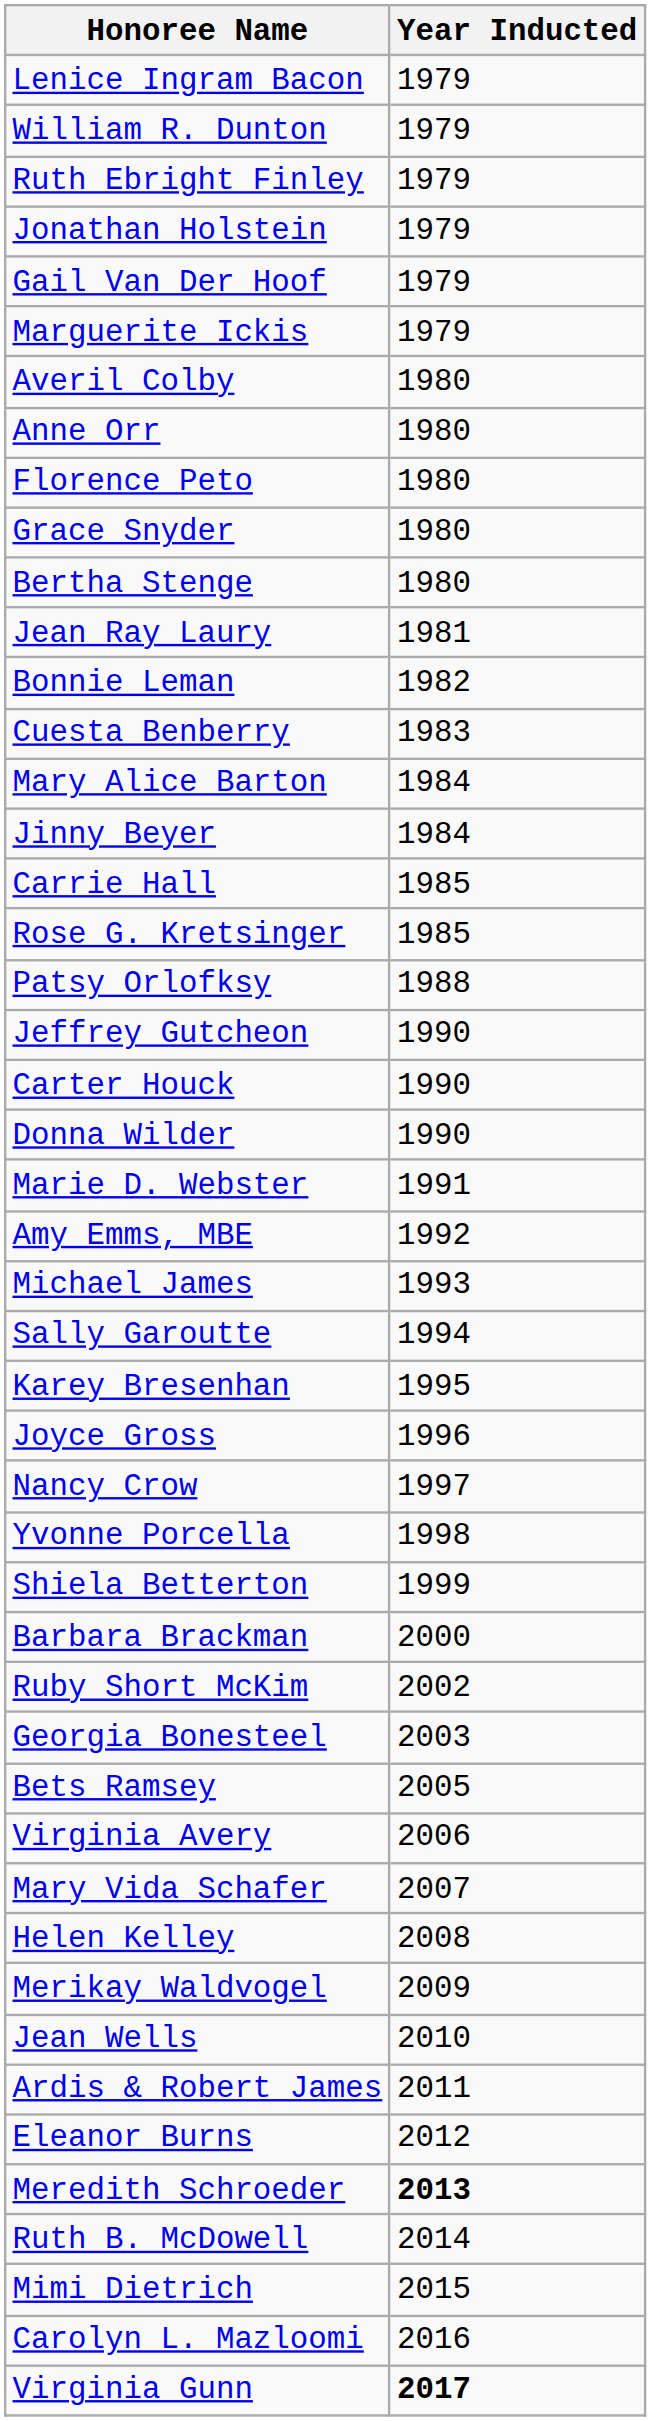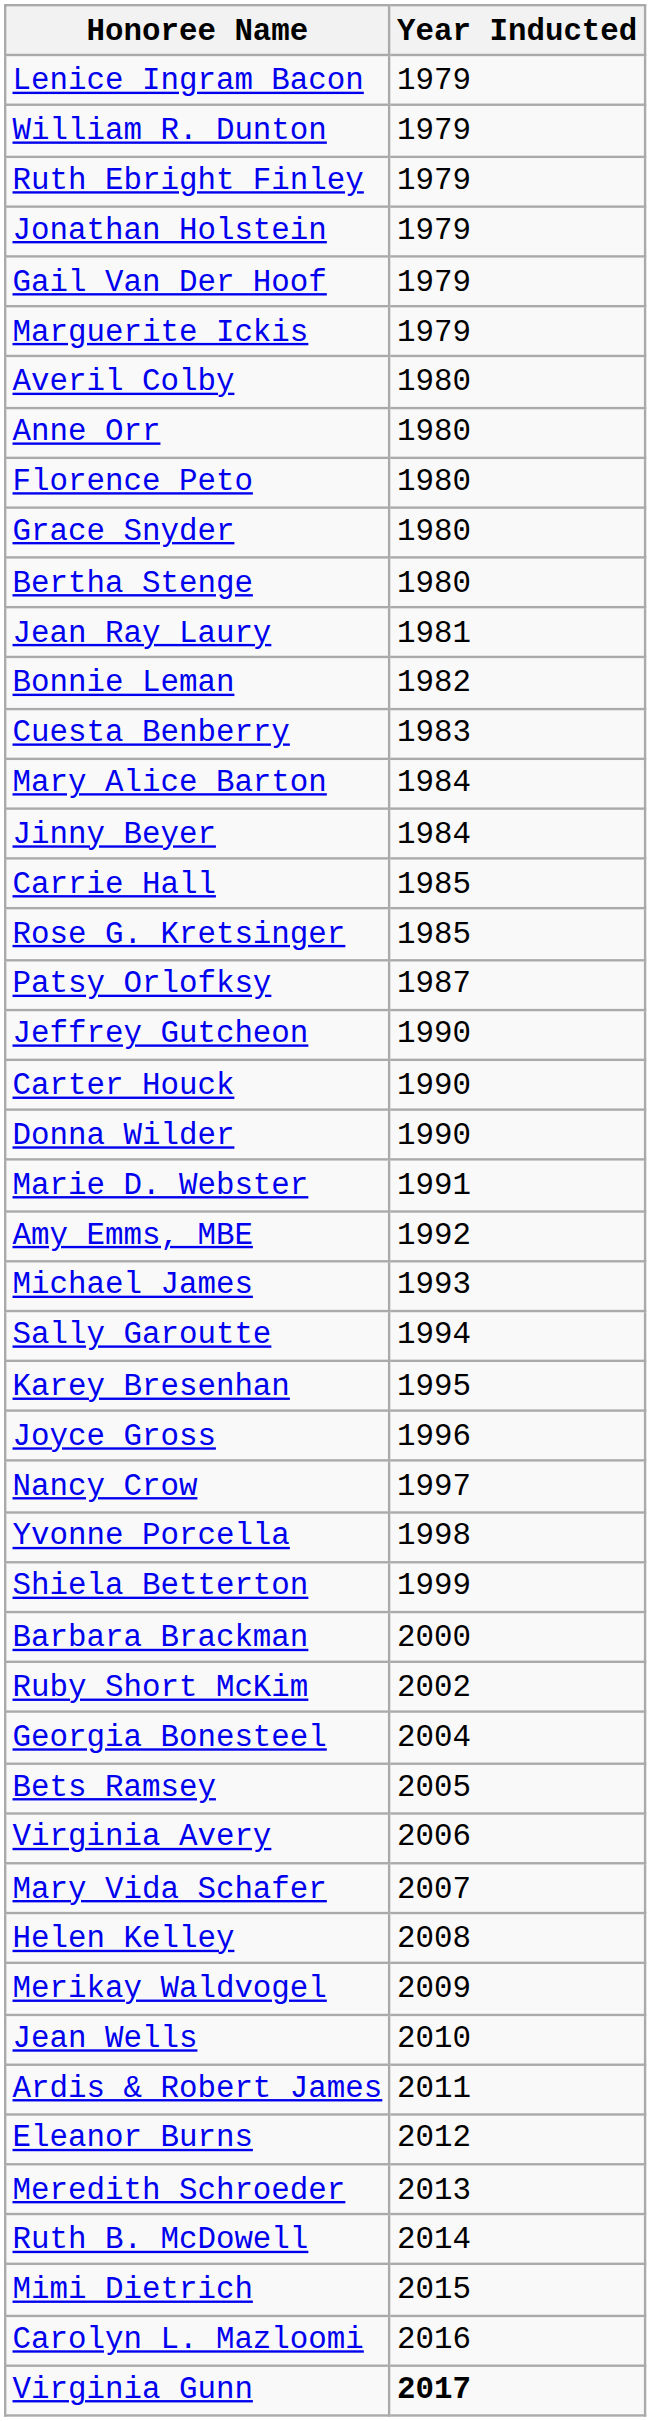(434, 984) 1988 -> (434, 984) 1987
(434, 1738) 2003 -> (434, 1738) 2004
(434, 2190) bold -> (434, 2190) normal
